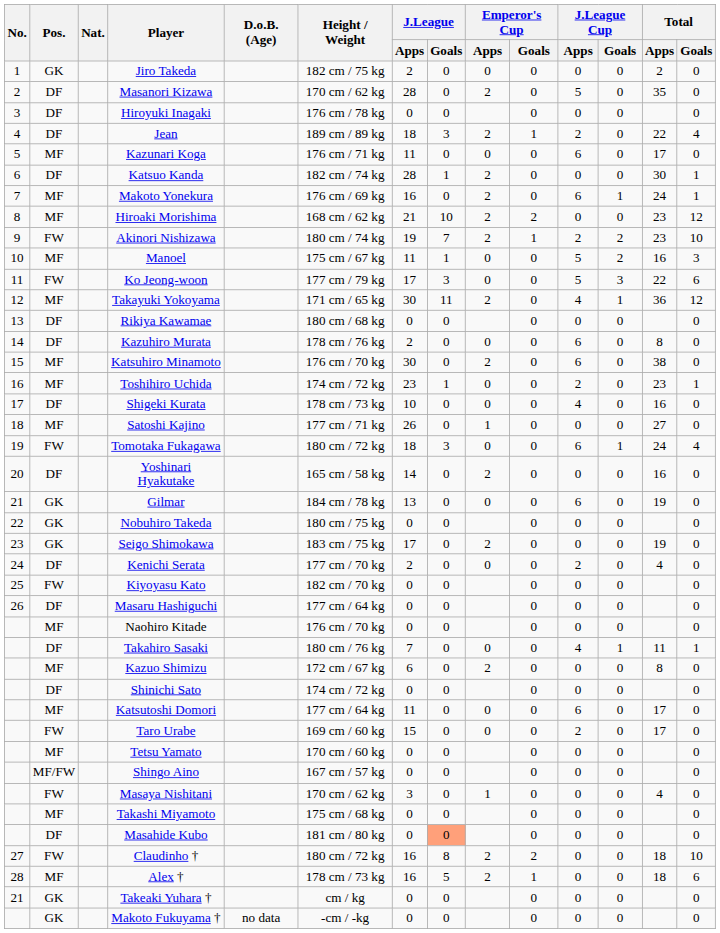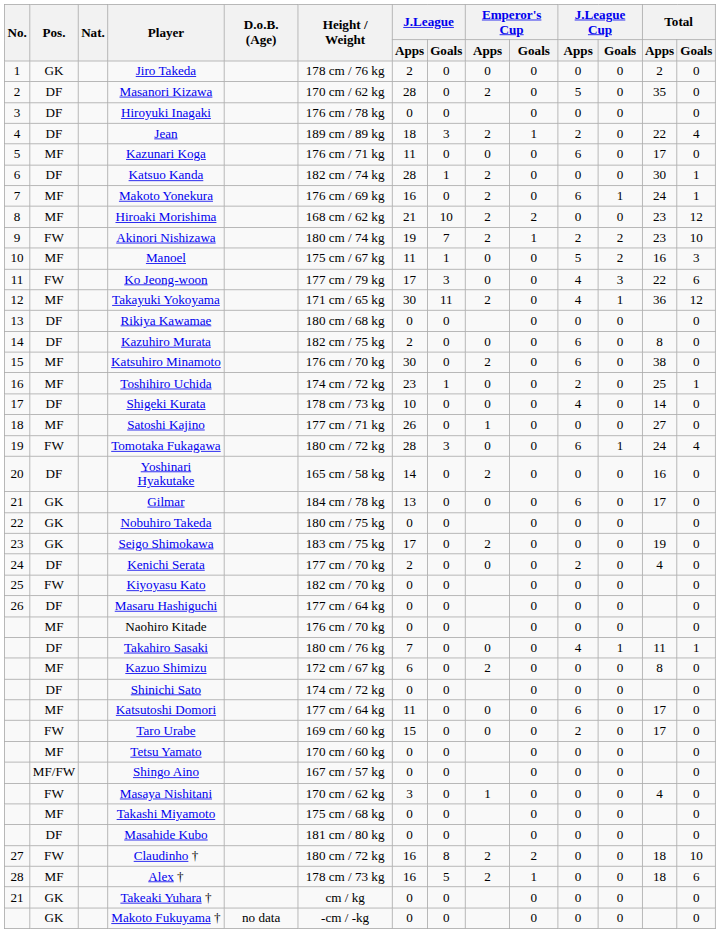(345, 71) 182 cm / 75 kg -> (345, 71) 178 cm / 76 kg
(578, 279) 5 -> (578, 279) 4
(345, 341) 178 cm / 76 kg -> (345, 341) 182 cm / 75 kg
(660, 383) 23 -> (660, 383) 25
(660, 404) 16 -> (660, 404) 14
(410, 445) 18 -> (410, 445) 28
(660, 502) 19 -> (660, 502) 17
(446, 835) lightsalmon background -> (446, 835) no background
